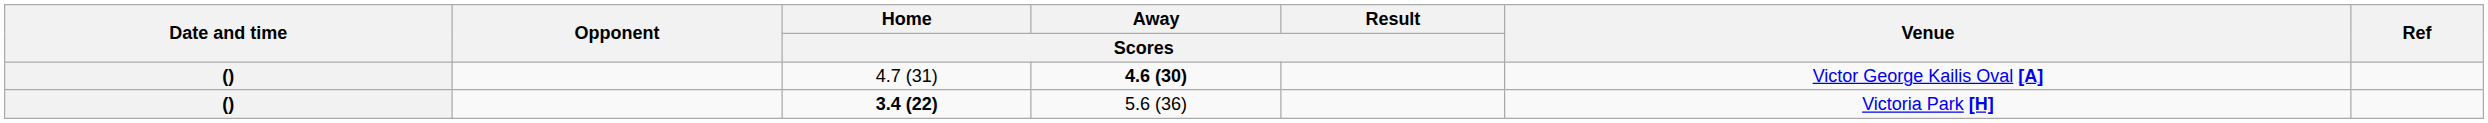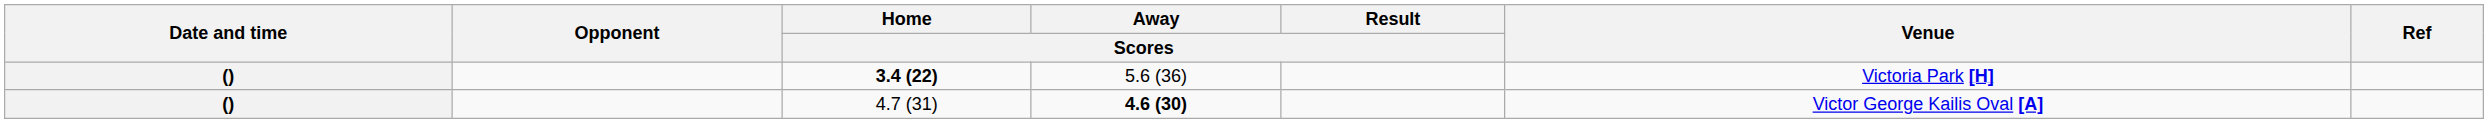rows swapped: (907, 105) <-> (907, 76)
